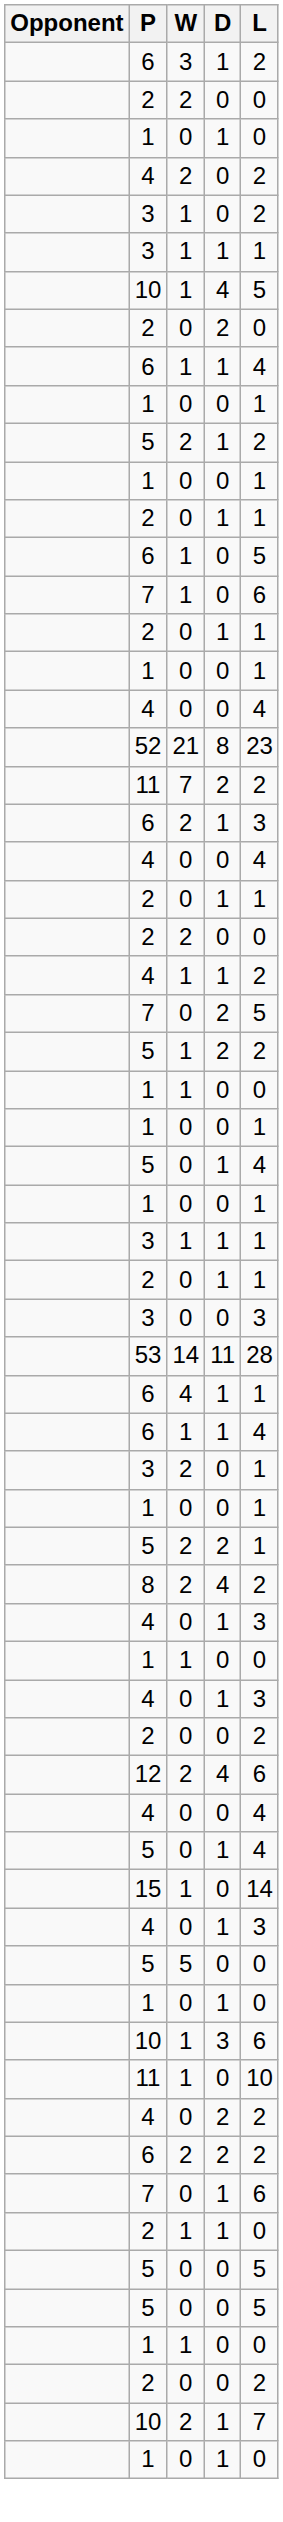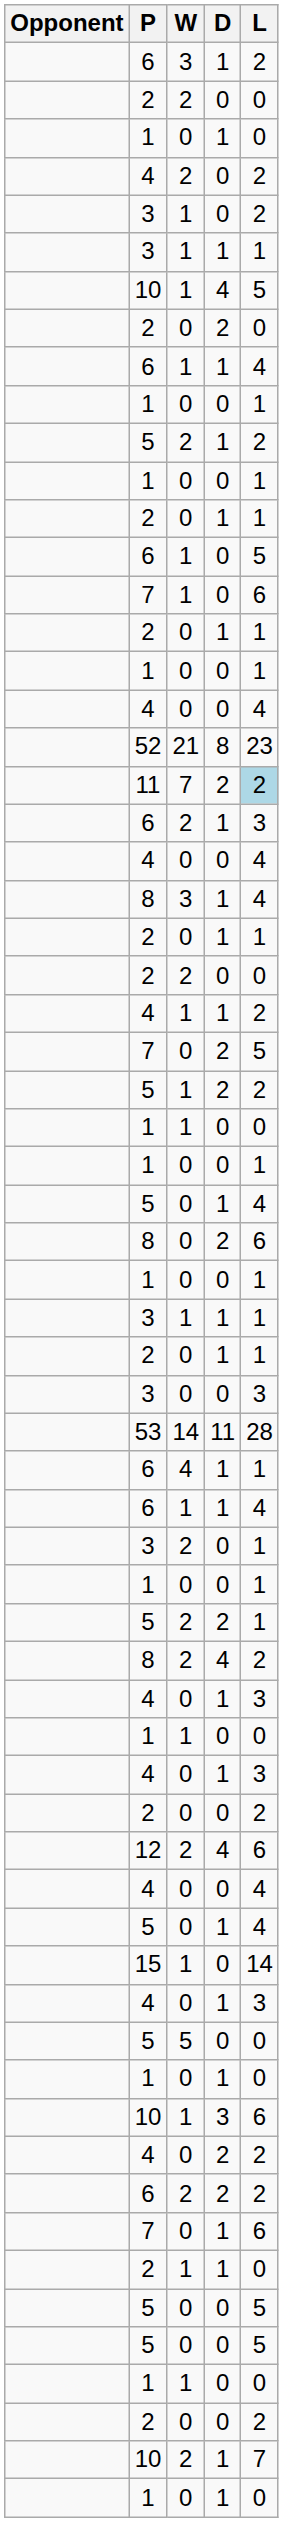(259, 784) no background -> (259, 784) lightblue background
+ row: (148, 898)
+ row: (148, 1241)
- row: (148, 2078)
